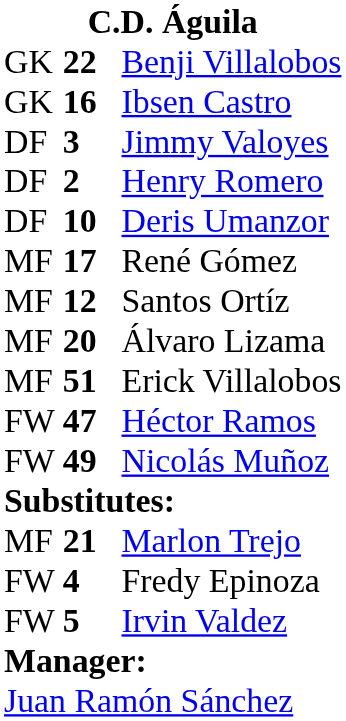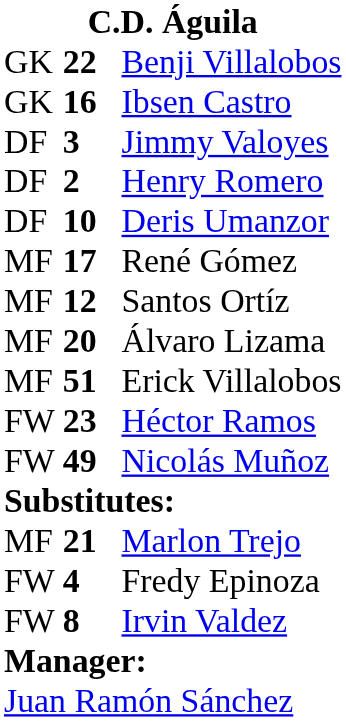(80, 420) 47 -> (80, 420) 23
(71, 619) 5 -> (71, 619) 8
